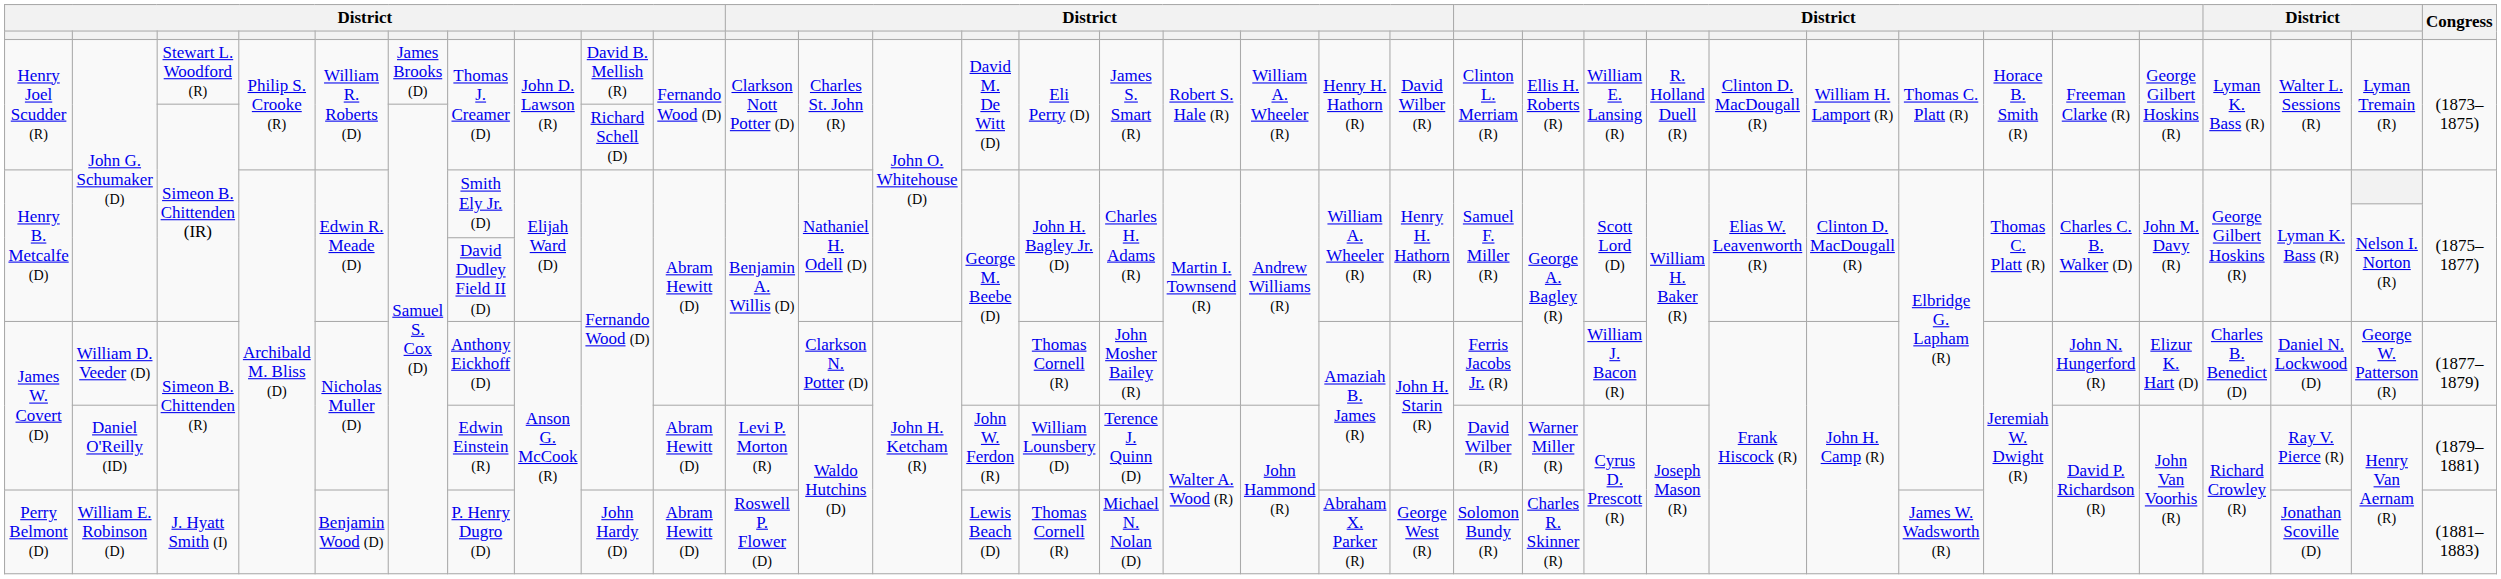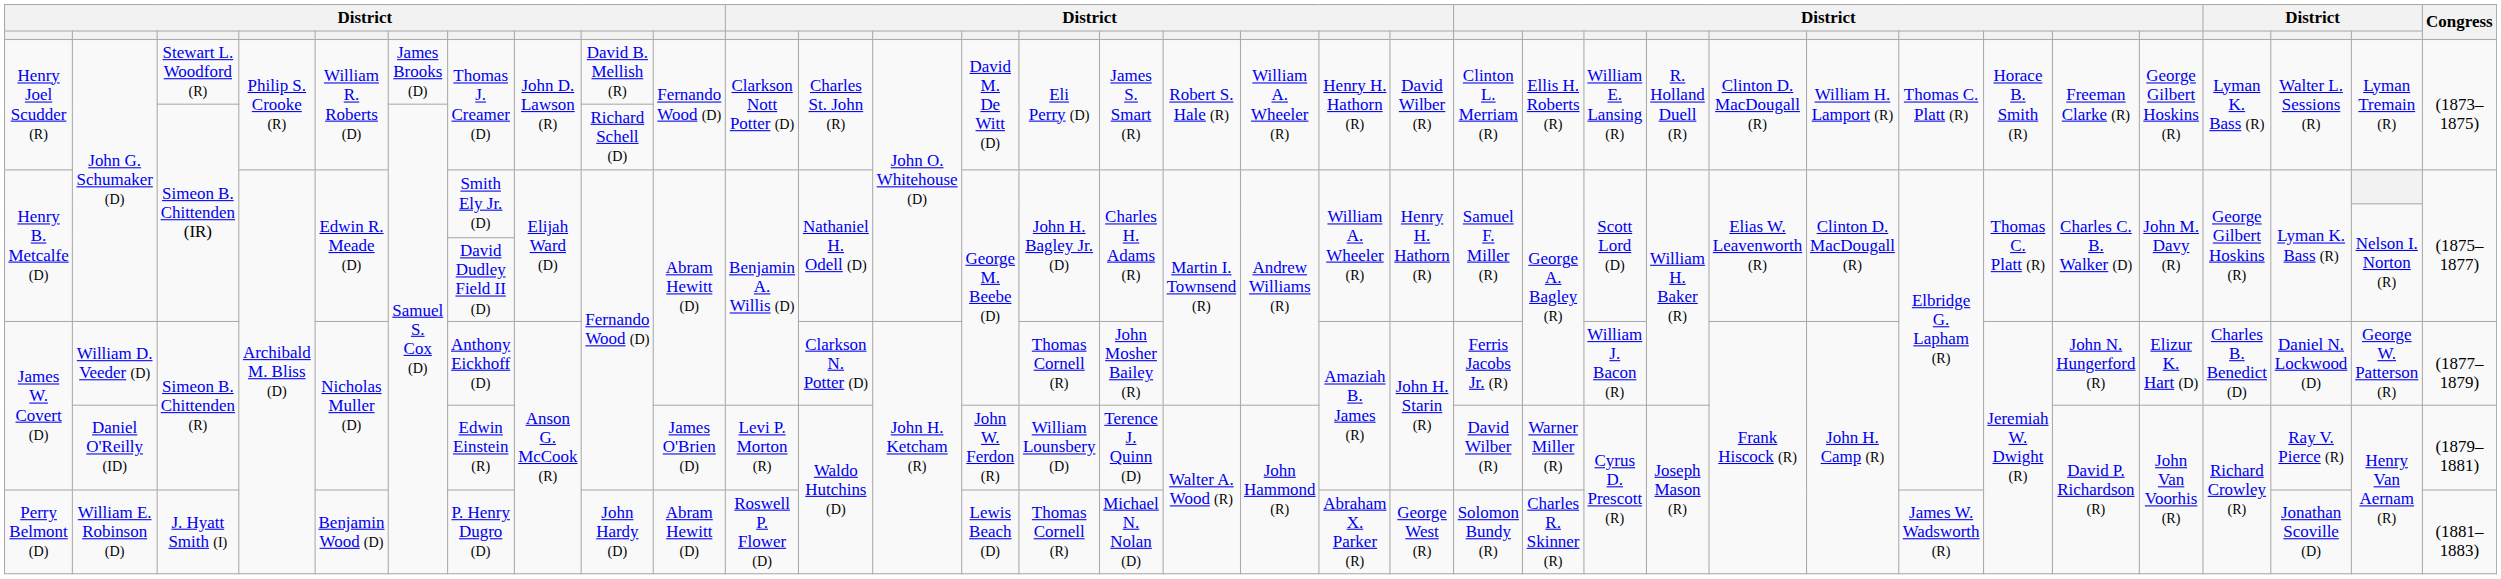(689, 447) Abram Hewitt (D) -> (689, 447) James O'Brien (D)
